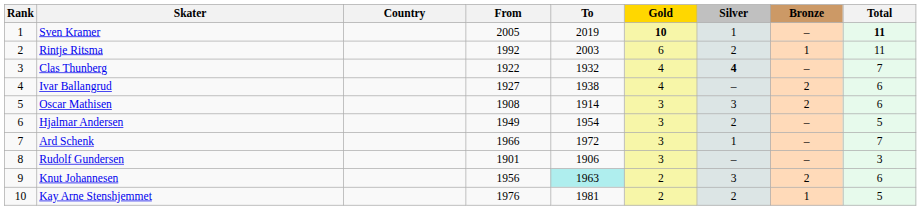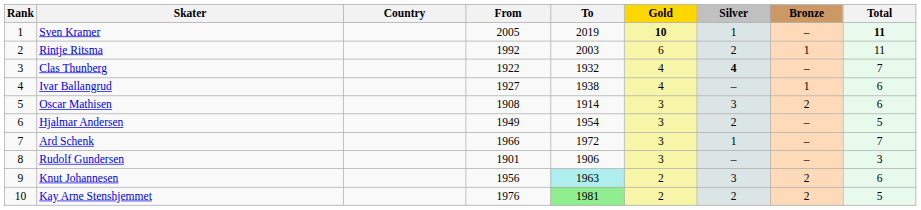(807, 86) 2 -> (807, 86) 1
(587, 196) no background -> (587, 196) lightgreen background
(807, 196) 1 -> (807, 196) 2
